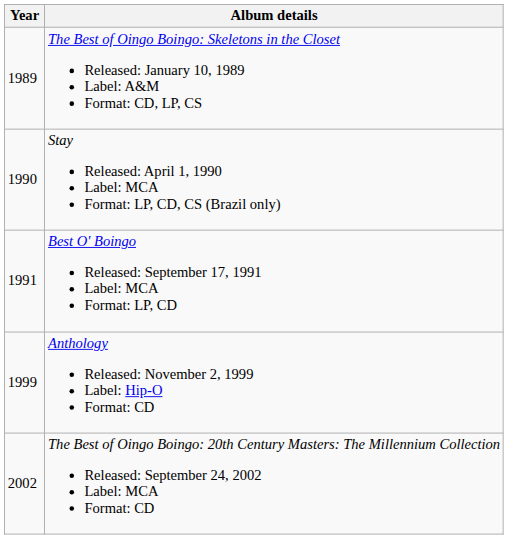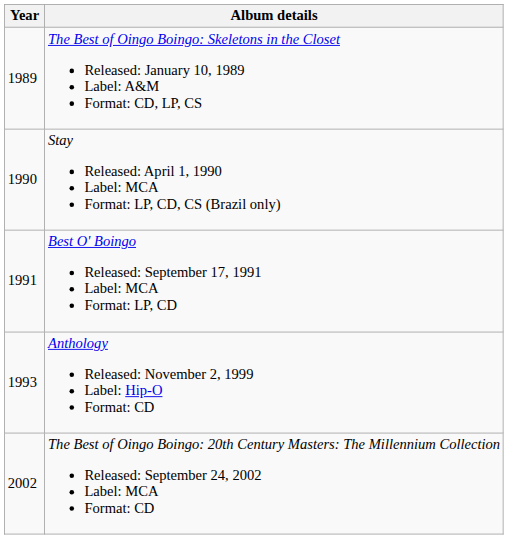(22, 382) 1999 -> (22, 382) 1993
